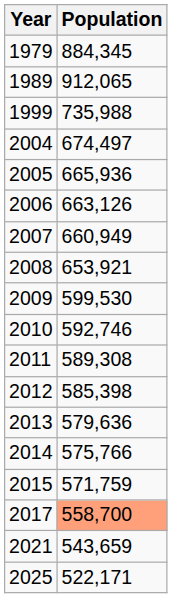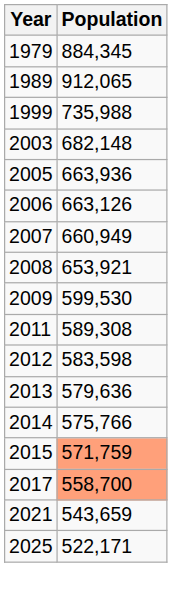+ row: (31, 143)
- row: (31, 143)
(97, 174) 665,936 -> (97, 174) 663,936
- row: (31, 329)
(97, 391) 585,398 -> (97, 360) 583,598
(97, 484) no background -> (97, 453) lightsalmon background
